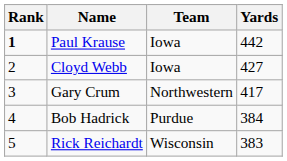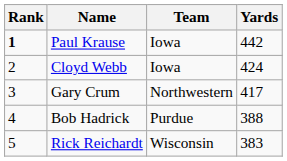(252, 67) 427 -> (252, 67) 424
(252, 118) 384 -> (252, 118) 388
